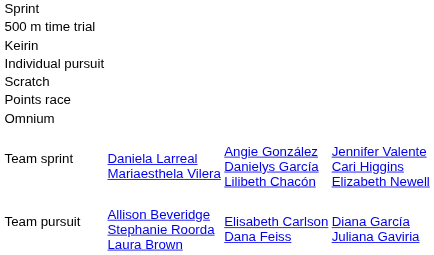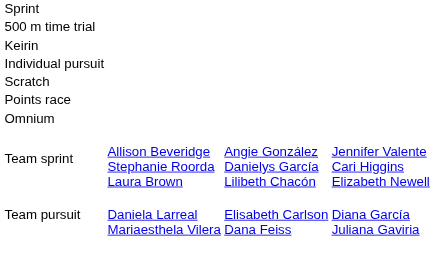(164, 166) Daniela Larreal Mariaesthela Vilera -> (161, 166) Allison Beveridge Stephanie Roorda Laura Brown
(161, 229) Allison Beveridge Stephanie Roorda Laura Brown -> (164, 222) Daniela Larreal Mariaesthela Vilera
